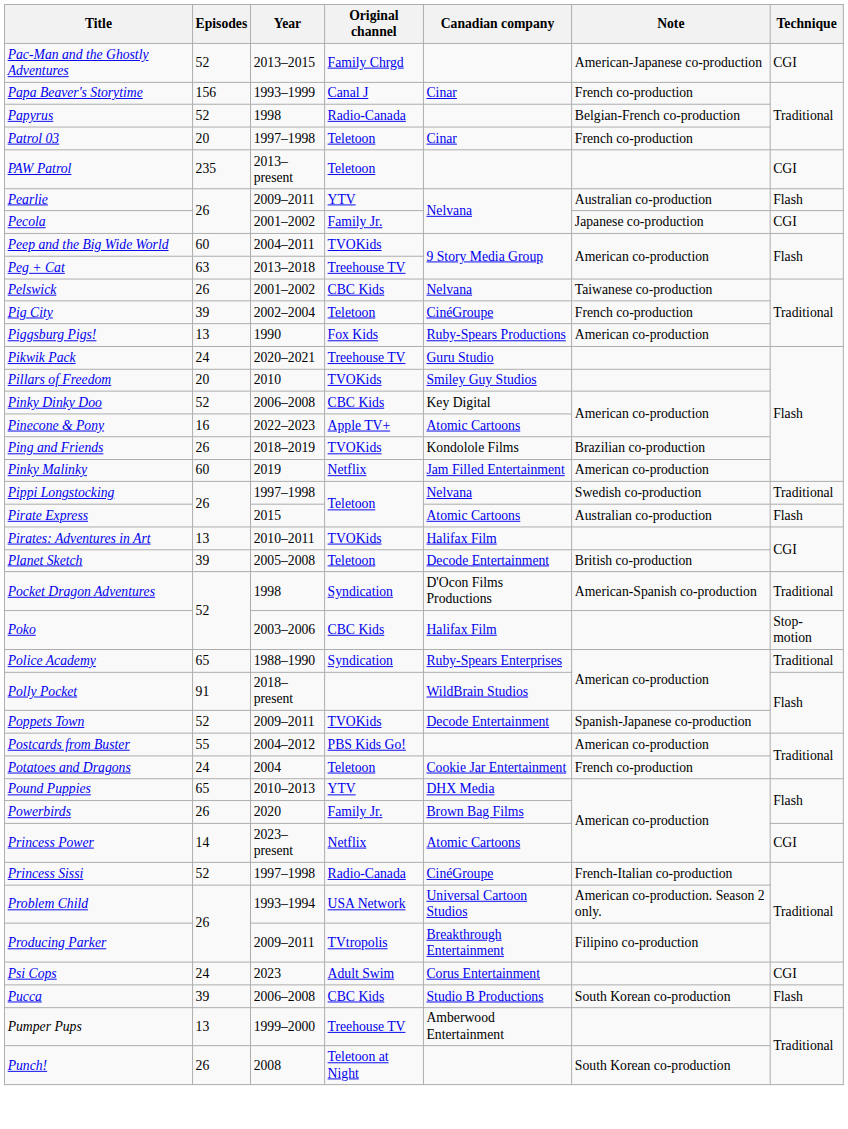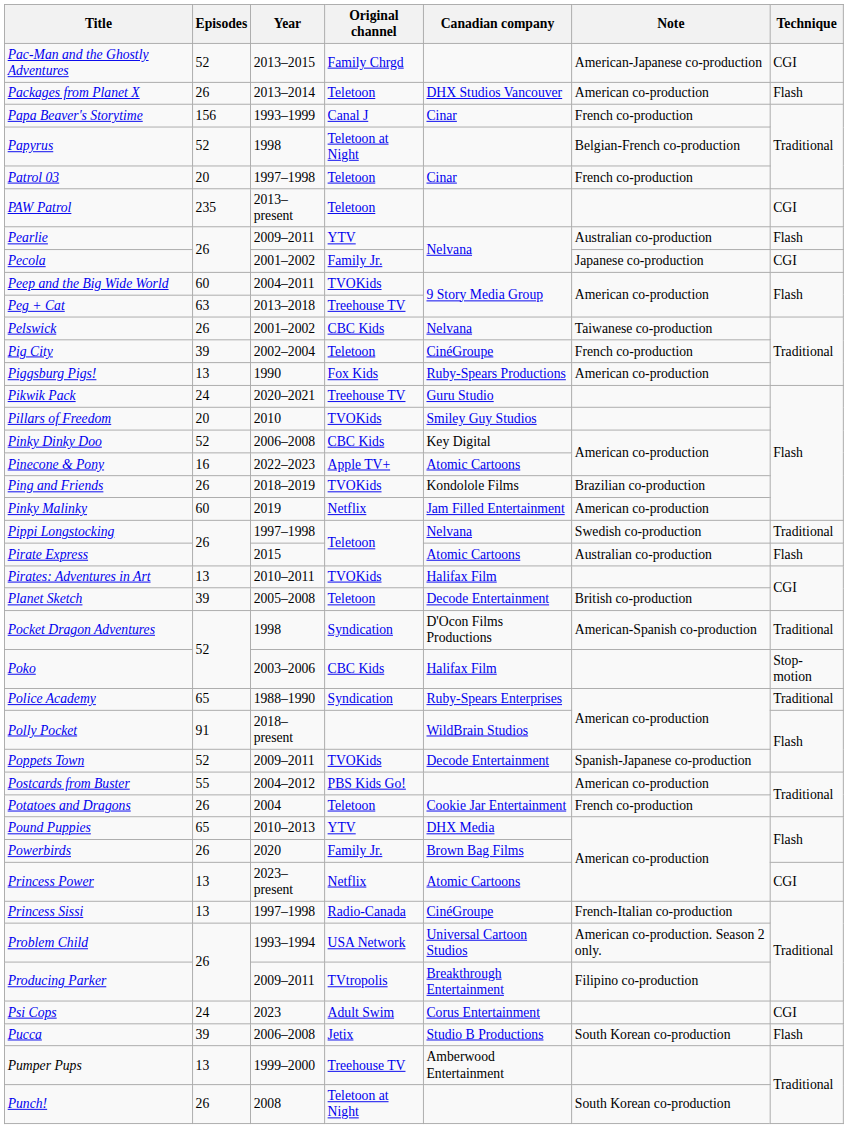+ row: (74, 93)
(367, 116) Radio-Canada -> (358, 146) Teletoon at Night
(202, 767) 24 -> (202, 806) 26
(202, 843) 14 -> (202, 881) 13
(202, 873) 52 -> (202, 912) 13
(356, 996) CBC Kids -> (341, 1035) Jetix
